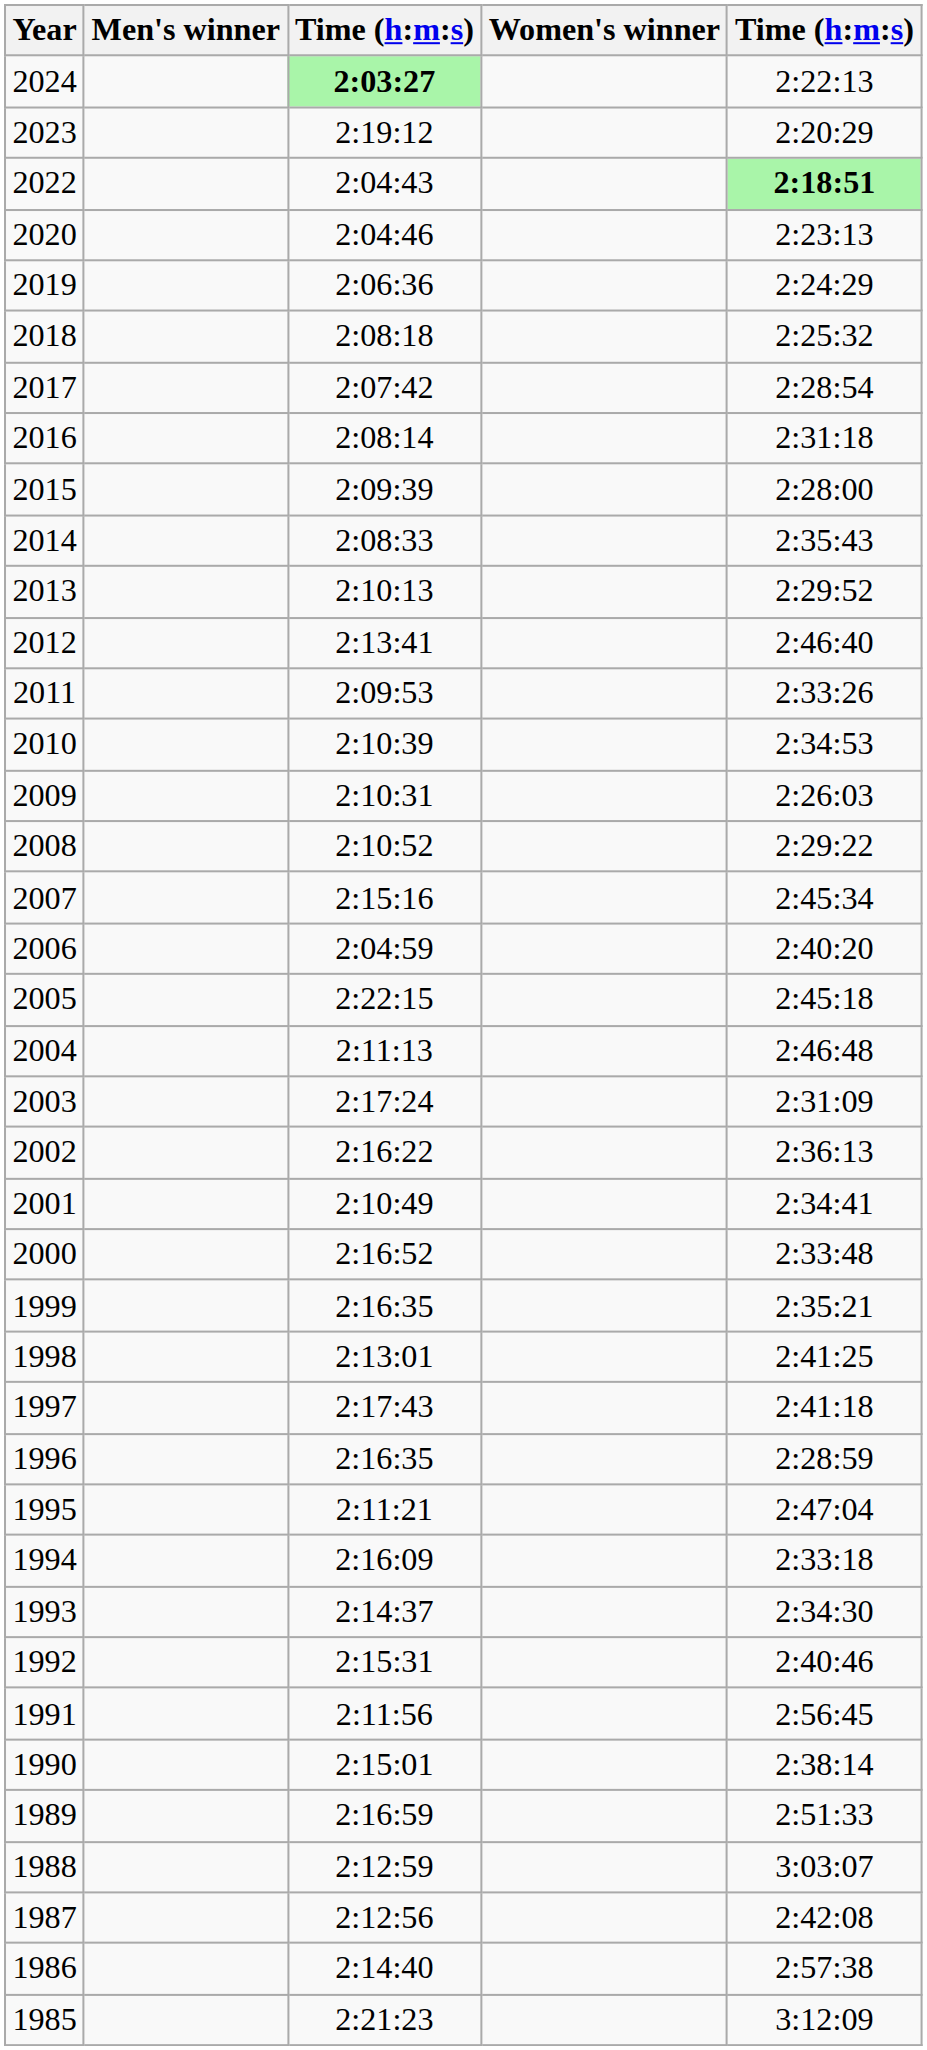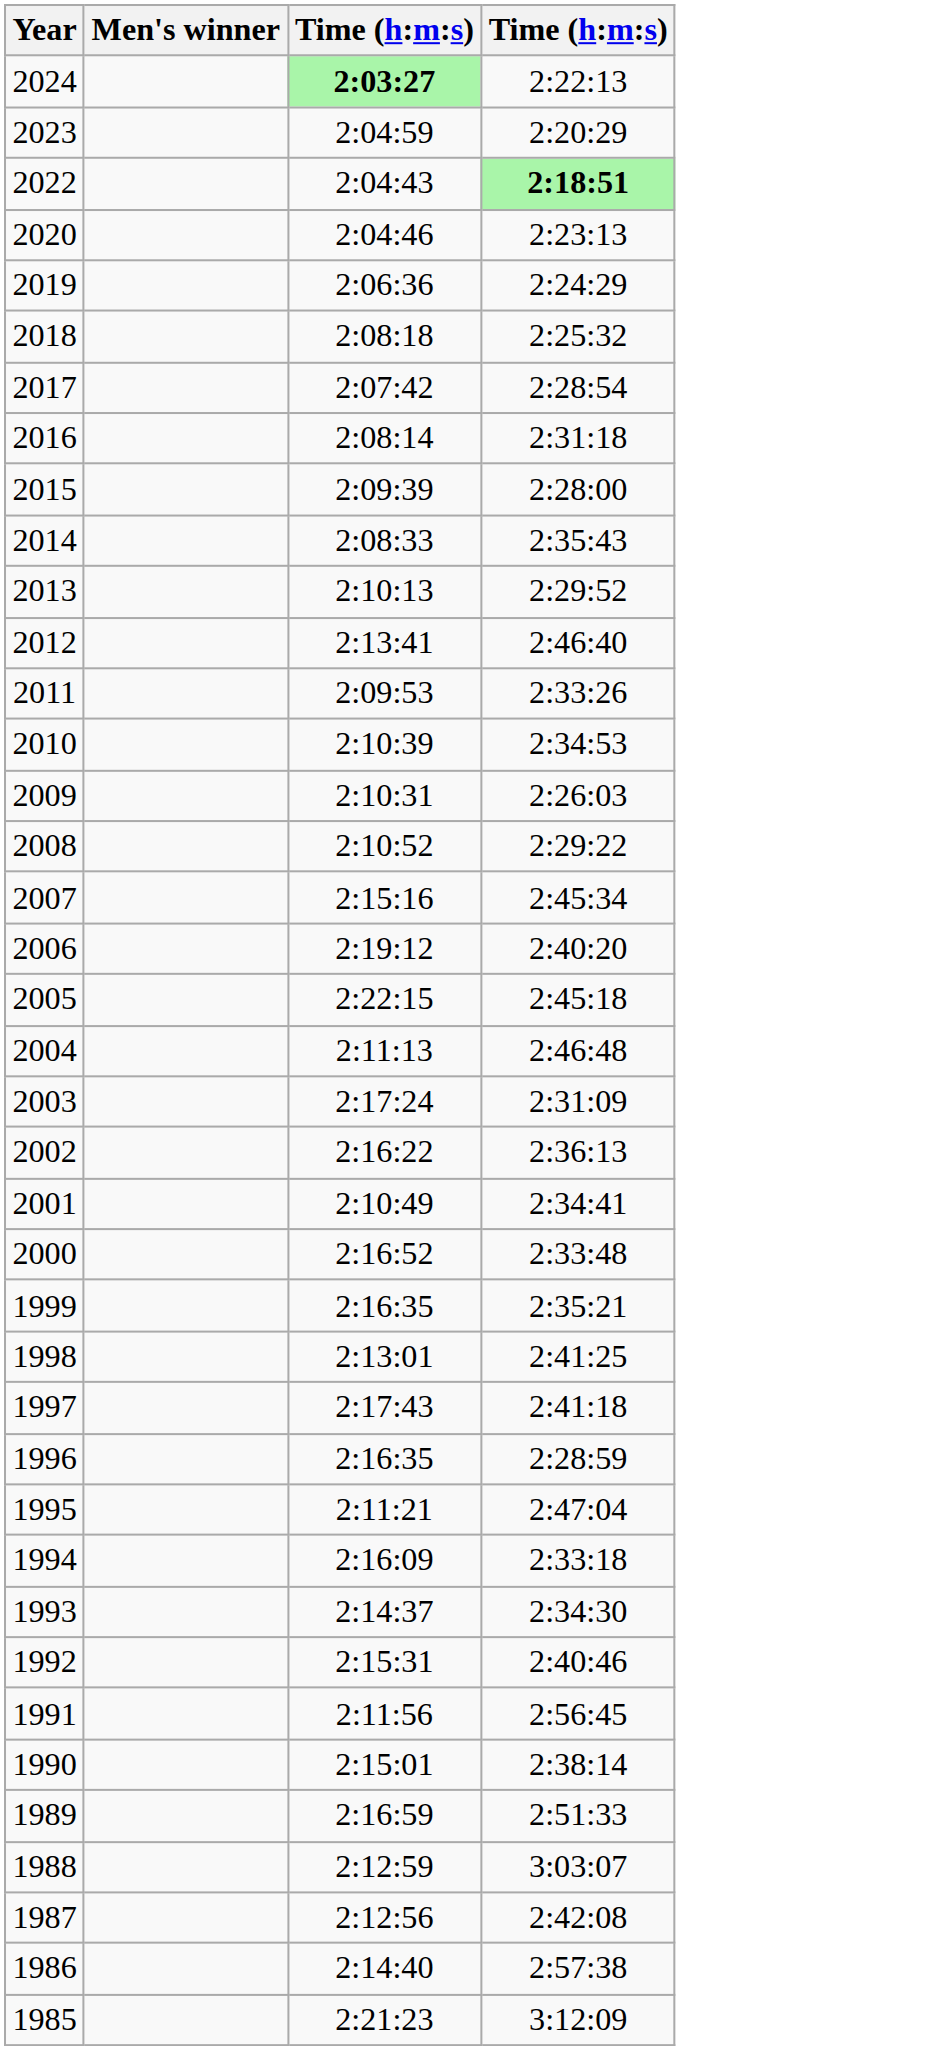- column: (604, 30)
(384, 132) 2:19:12 -> (384, 132) 2:04:59
(384, 948) 2:04:59 -> (384, 948) 2:19:12
